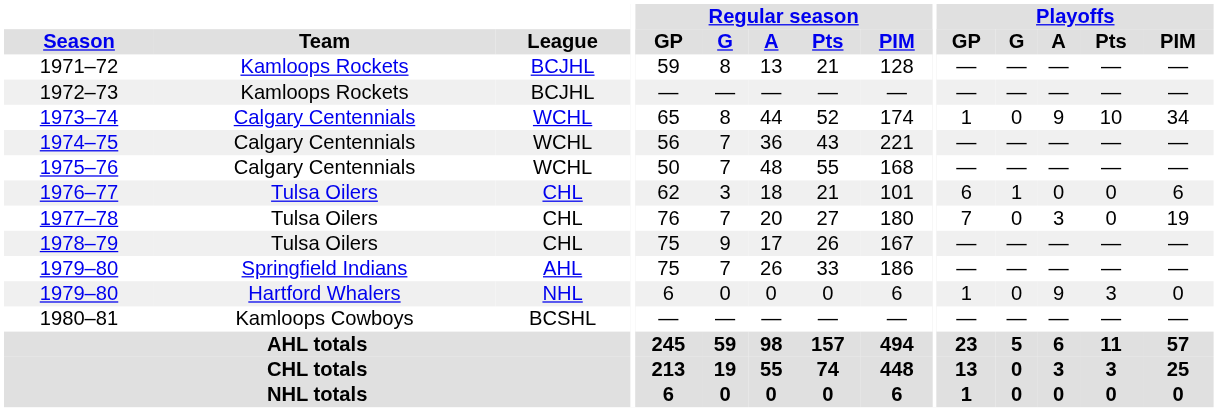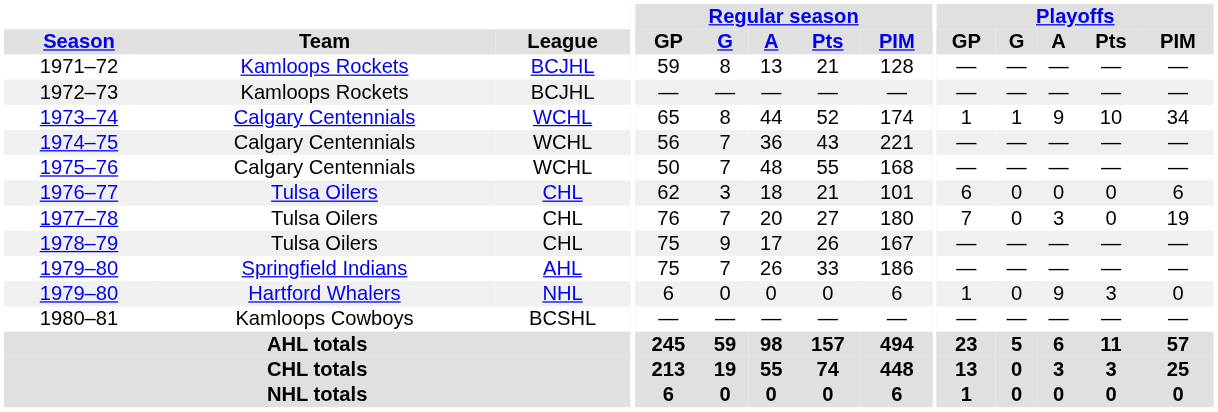(1017, 117) 0 -> (1017, 117) 1
(1017, 192) 1 -> (1017, 192) 0
